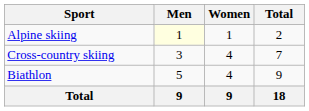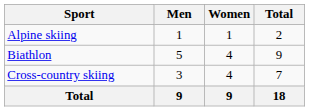(179, 34) lightyellow background -> (179, 34) no background
rows swapped: (29, 75) <-> (61, 55)
